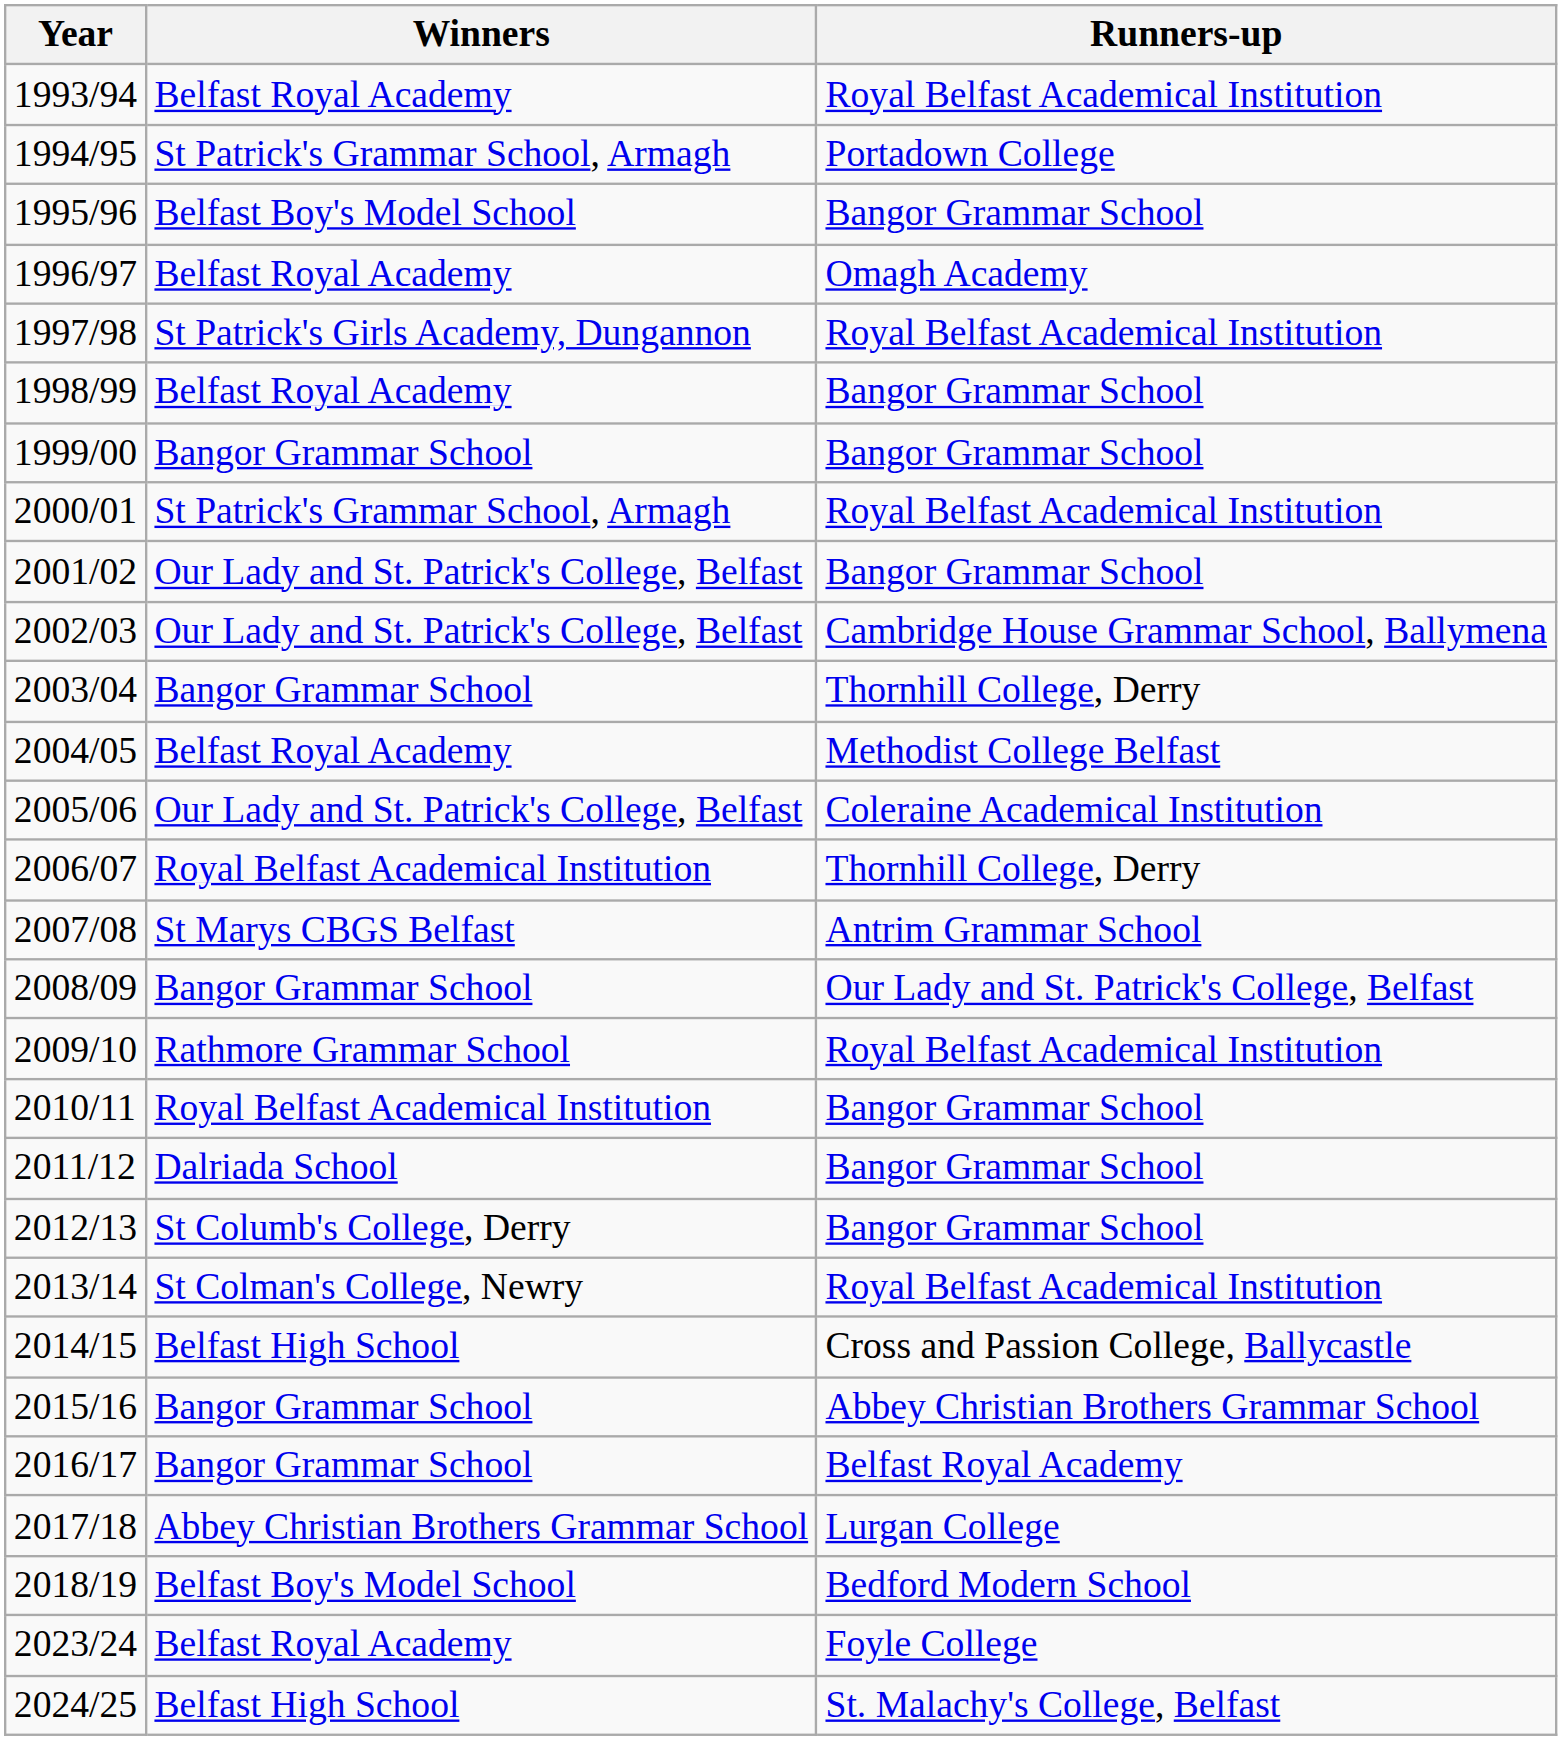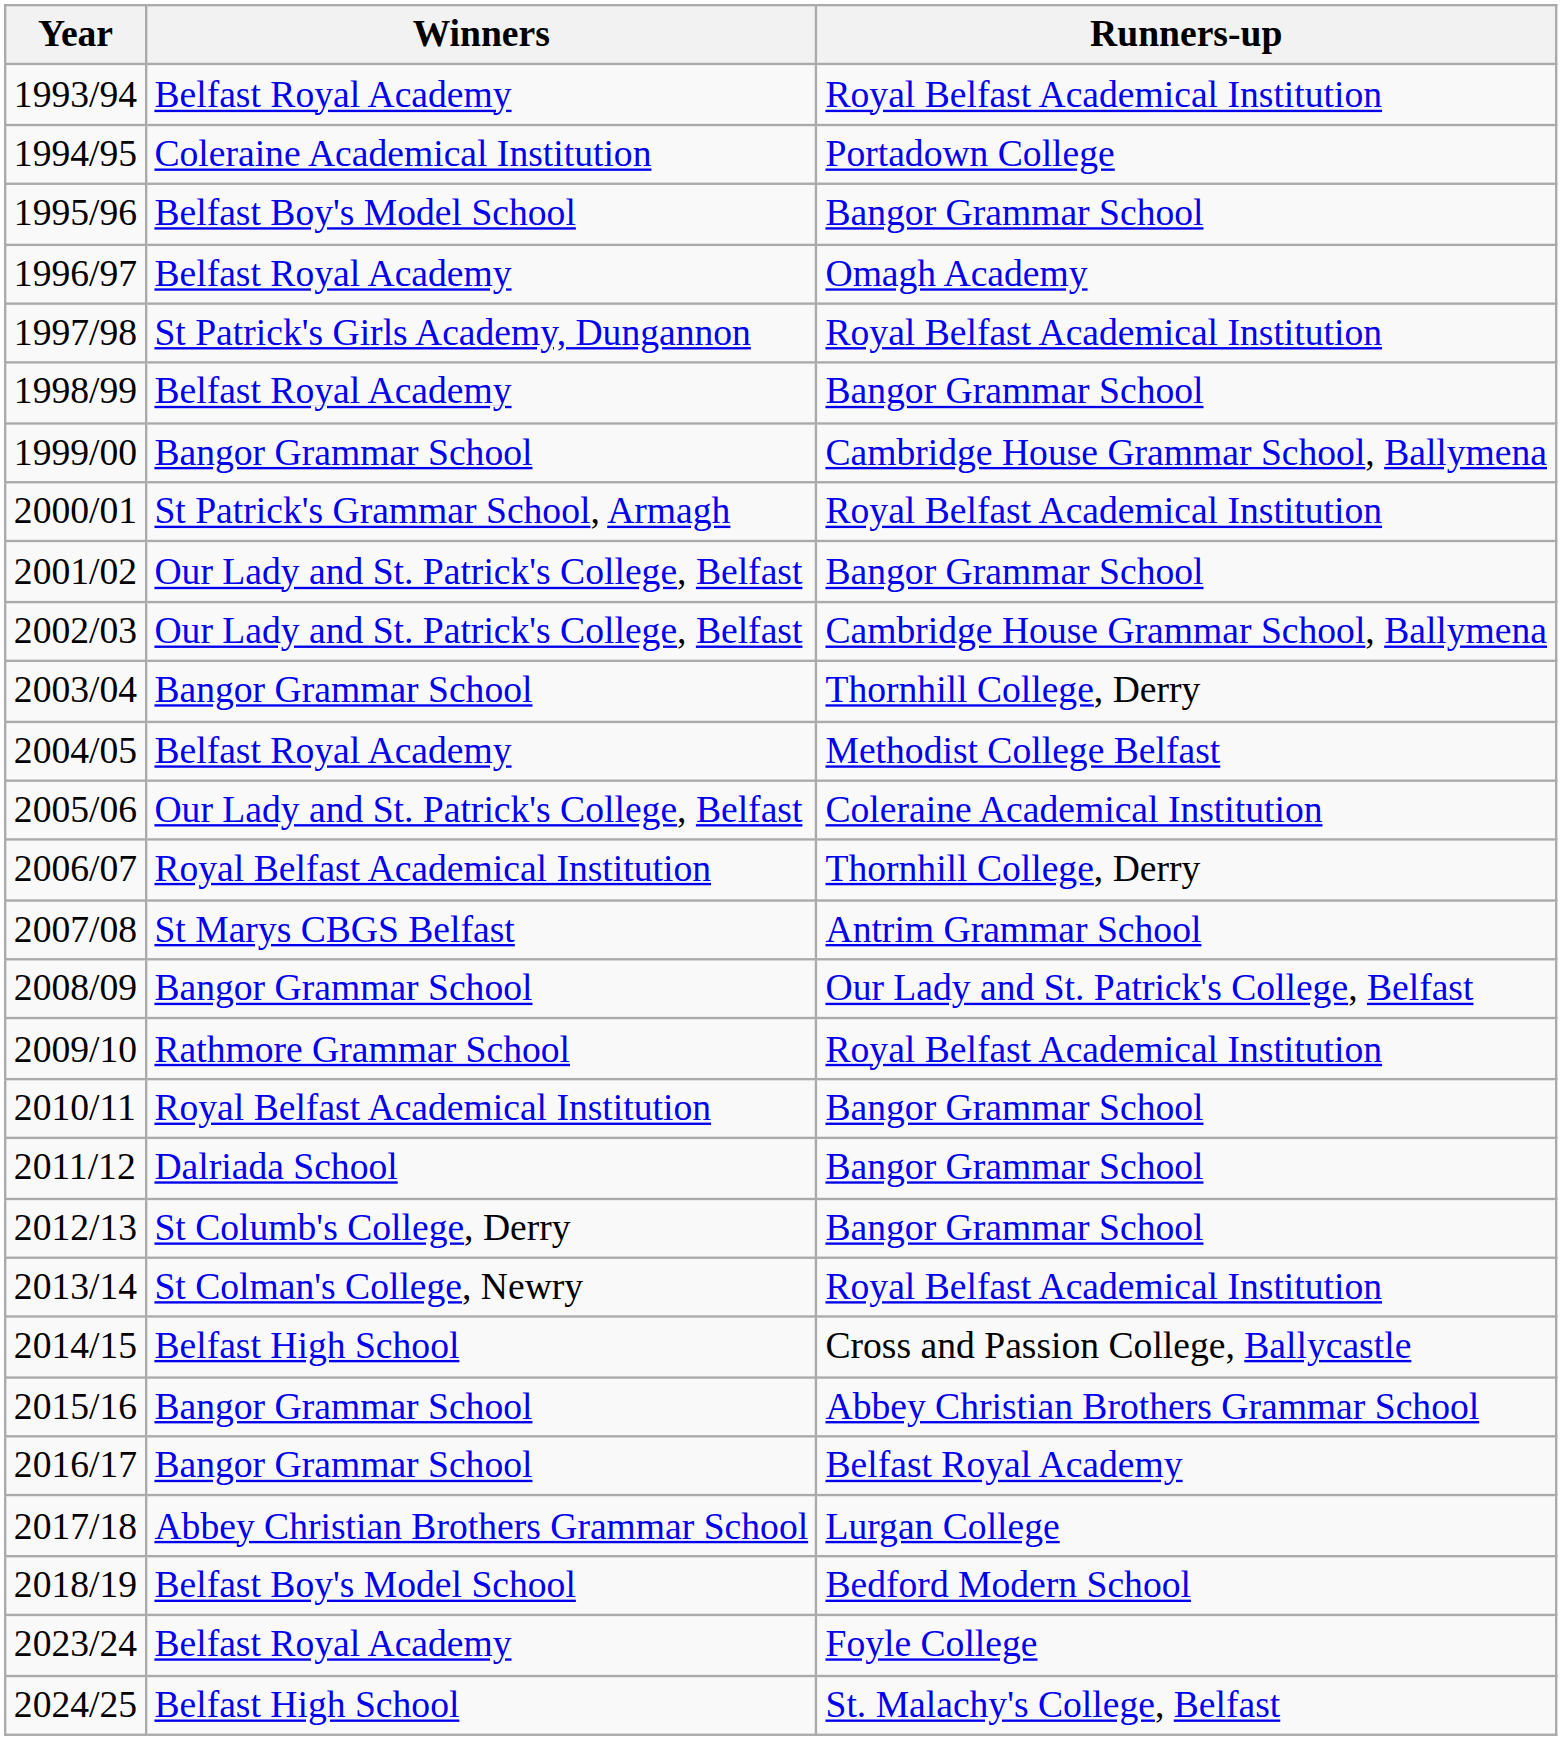(442, 153) St Patrick's Grammar School, Armagh -> (403, 153) Coleraine Academical Institution
(1014, 451) Bangor Grammar School -> (1186, 451) Cambridge House Grammar School, Ballymena
